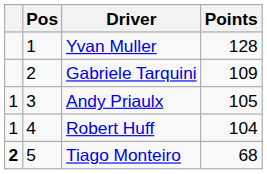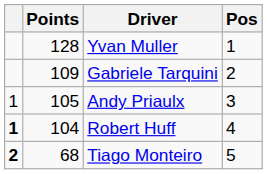columns swapped: (42, 18) <-> (231, 18)
(13, 128) normal -> (13, 128) bold
